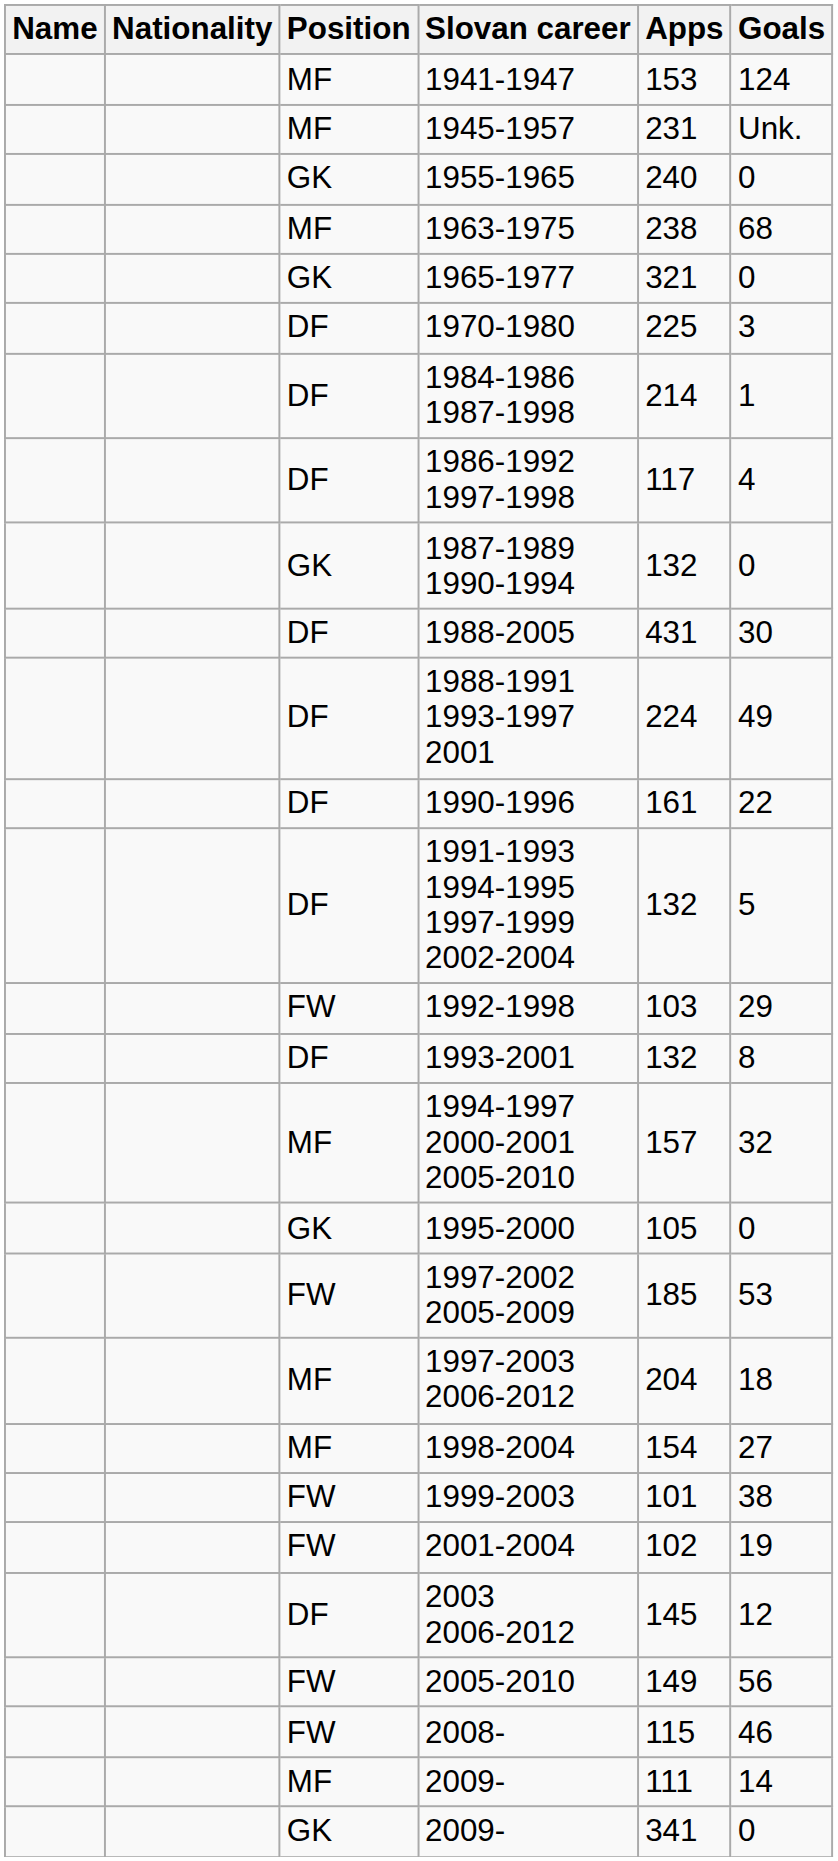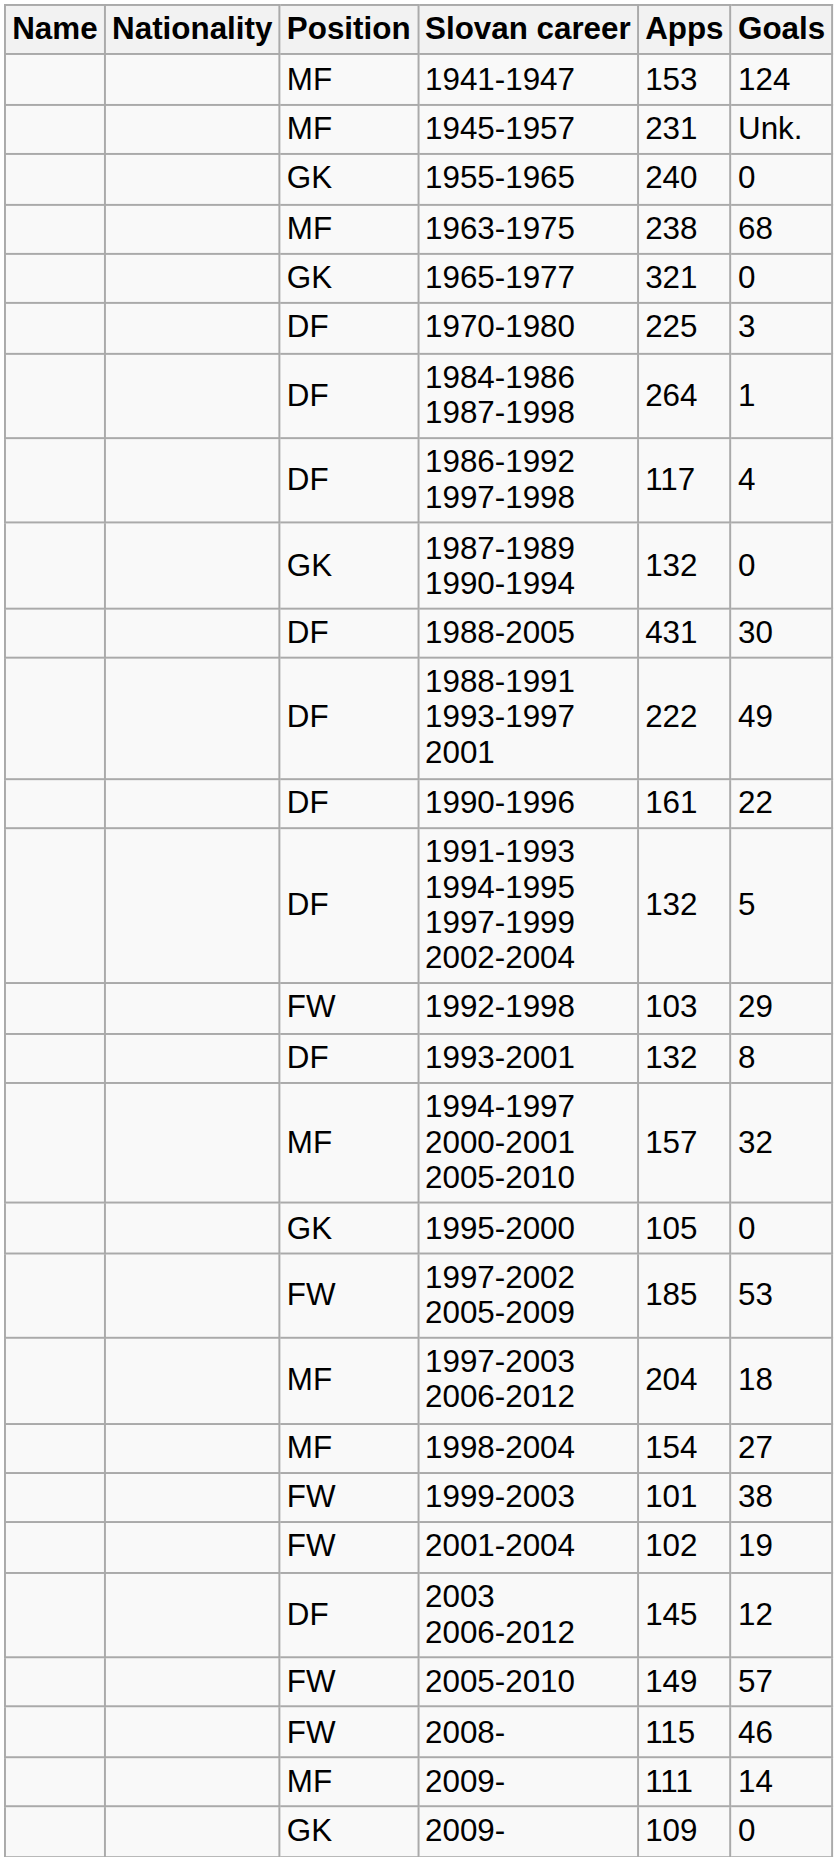(671, 395) 214 -> (671, 395) 264
(671, 717) 224 -> (671, 717) 222
(755, 1681) 56 -> (755, 1681) 57
(671, 1830) 341 -> (671, 1830) 109
